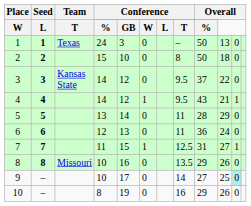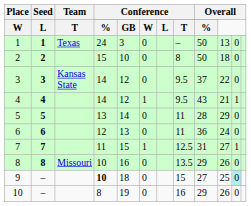(101, 178) normal -> (101, 178) bold
(124, 178) 17 -> (124, 178) 18
(180, 178) 14 -> (180, 178) 15
